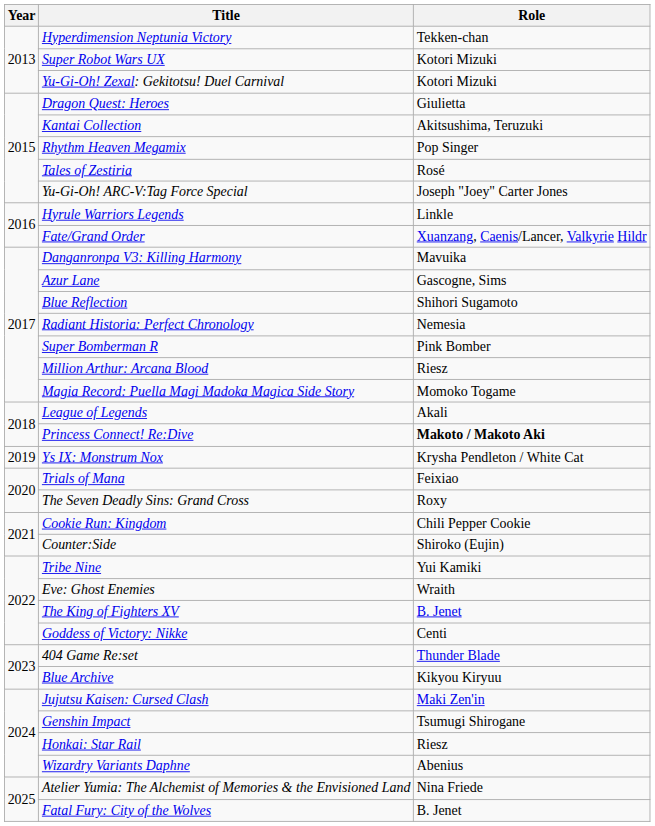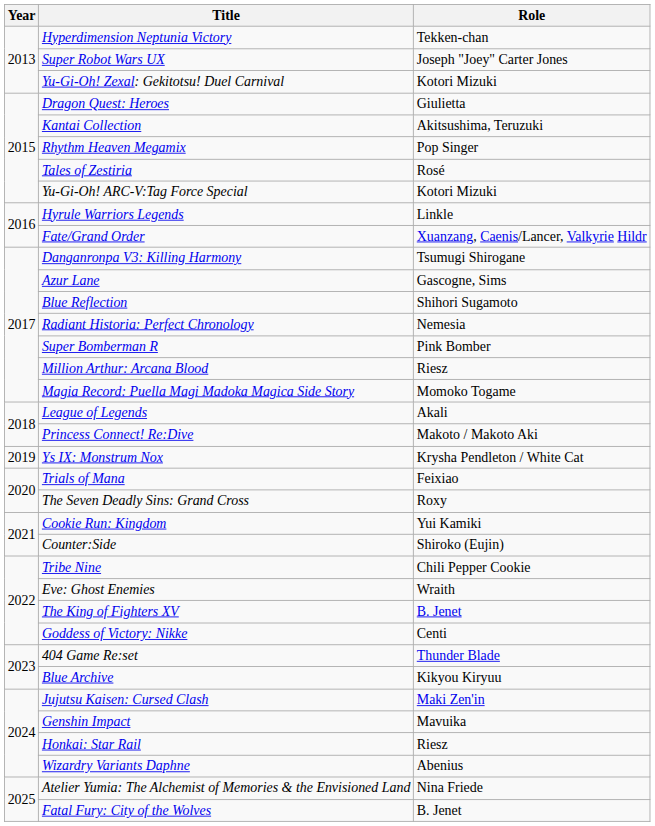(457, 59) Kotori Mizuki -> (492, 59) Joseph "Joey" Carter Jones
(492, 192) Joseph "Joey" Carter Jones -> (457, 192) Kotori Mizuki
(442, 258) Mavuika -> (471, 258) Tsumugi Shirogane
(481, 434) bold -> (477, 434) normal
(474, 523) Chili Pepper Cookie -> (449, 523) Yui Kamiki
(449, 567) Yui Kamiki -> (474, 567) Chili Pepper Cookie
(471, 721) Tsumugi Shirogane -> (442, 721) Mavuika
